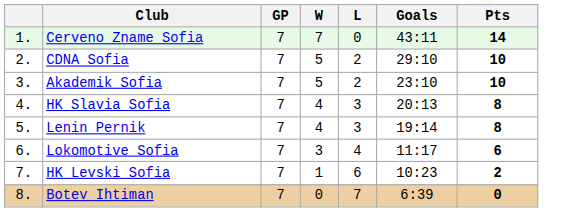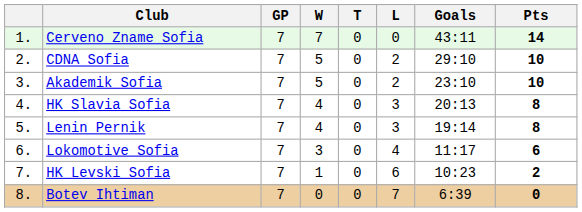+ column: (357, 16)
